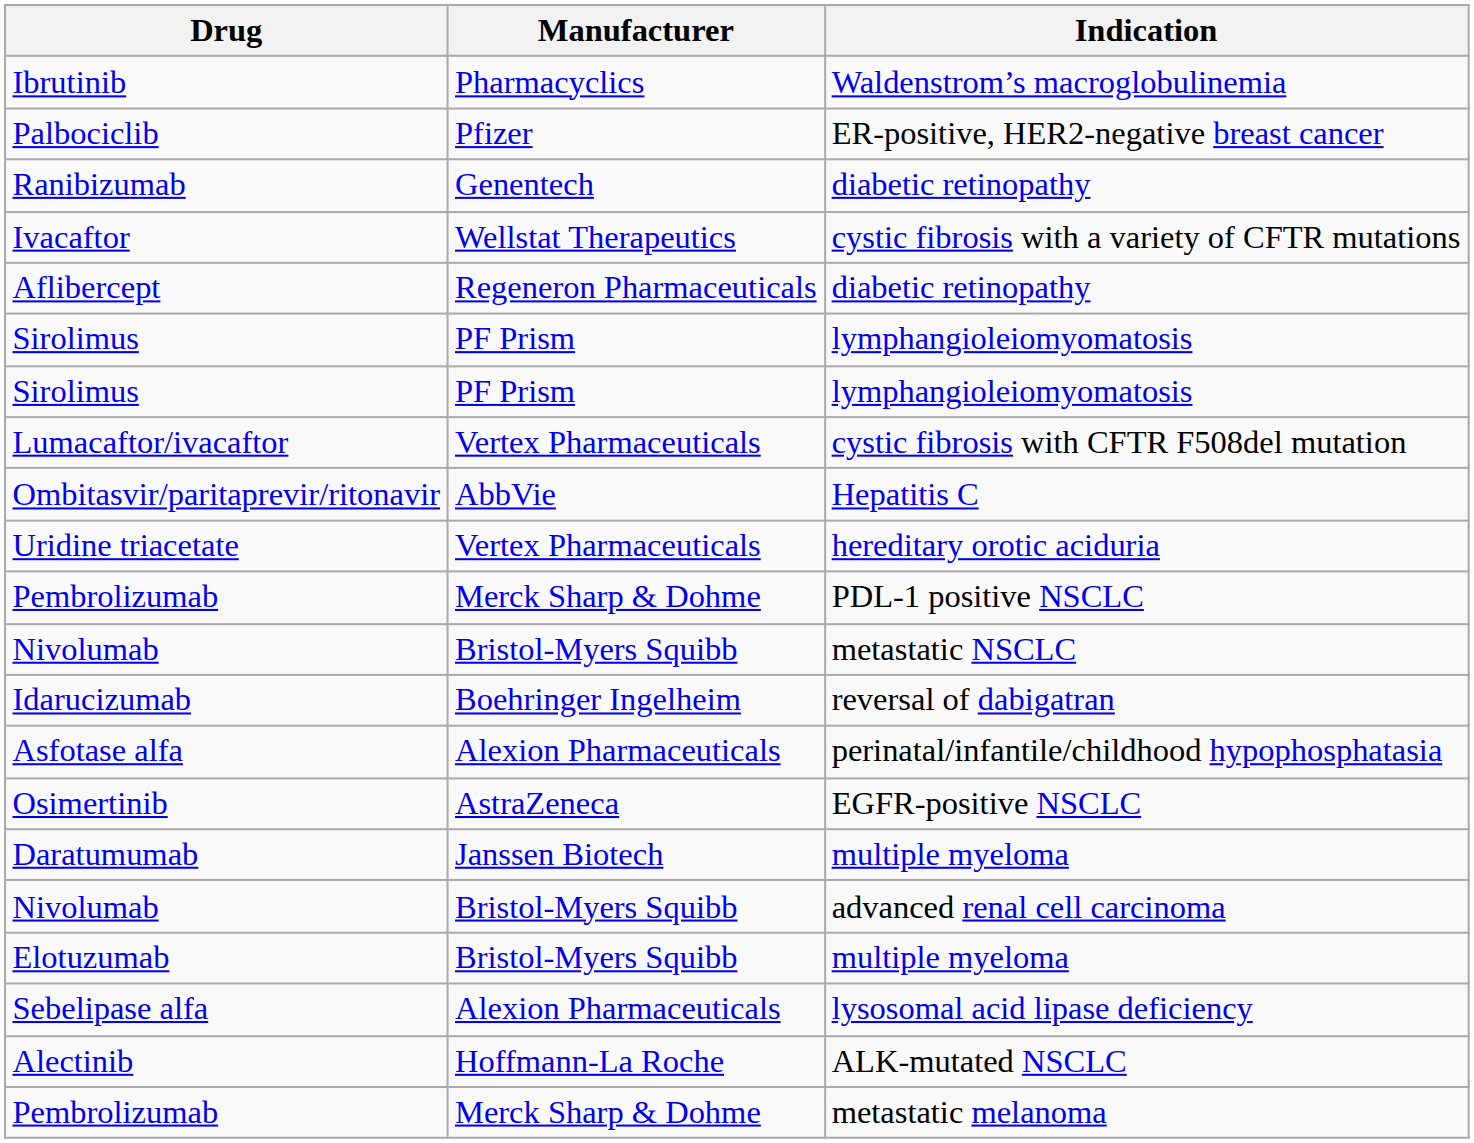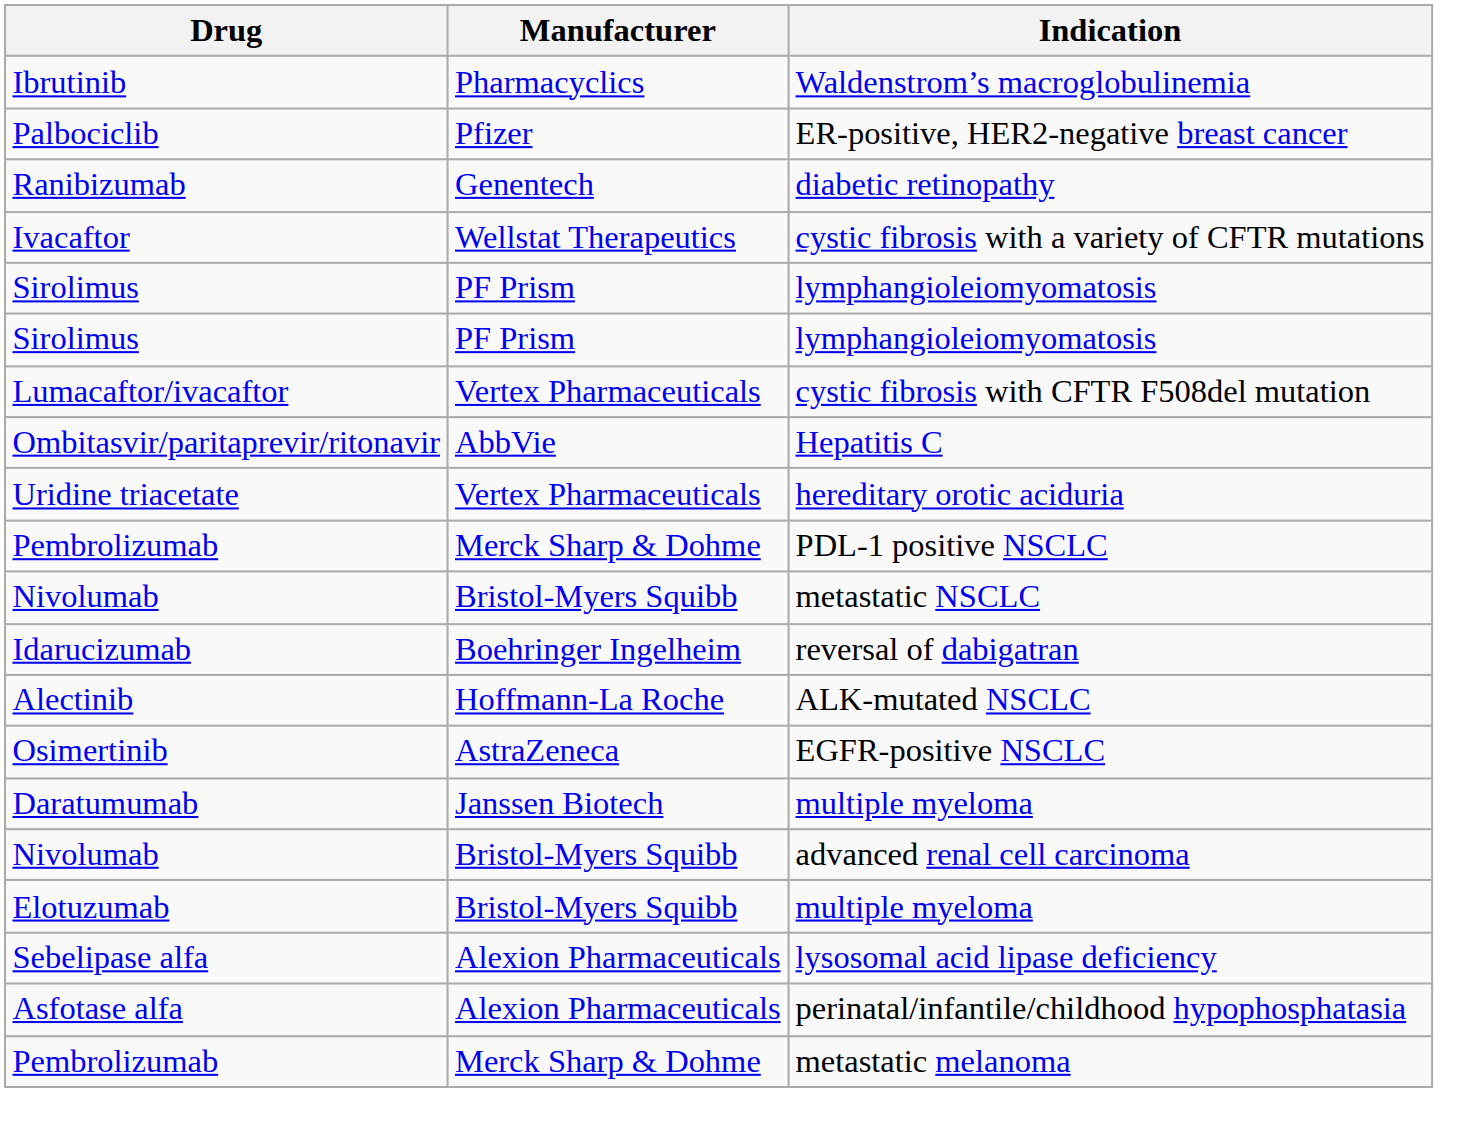- row: (86, 287)
rows swapped: (98, 751) <-> (73, 1060)
